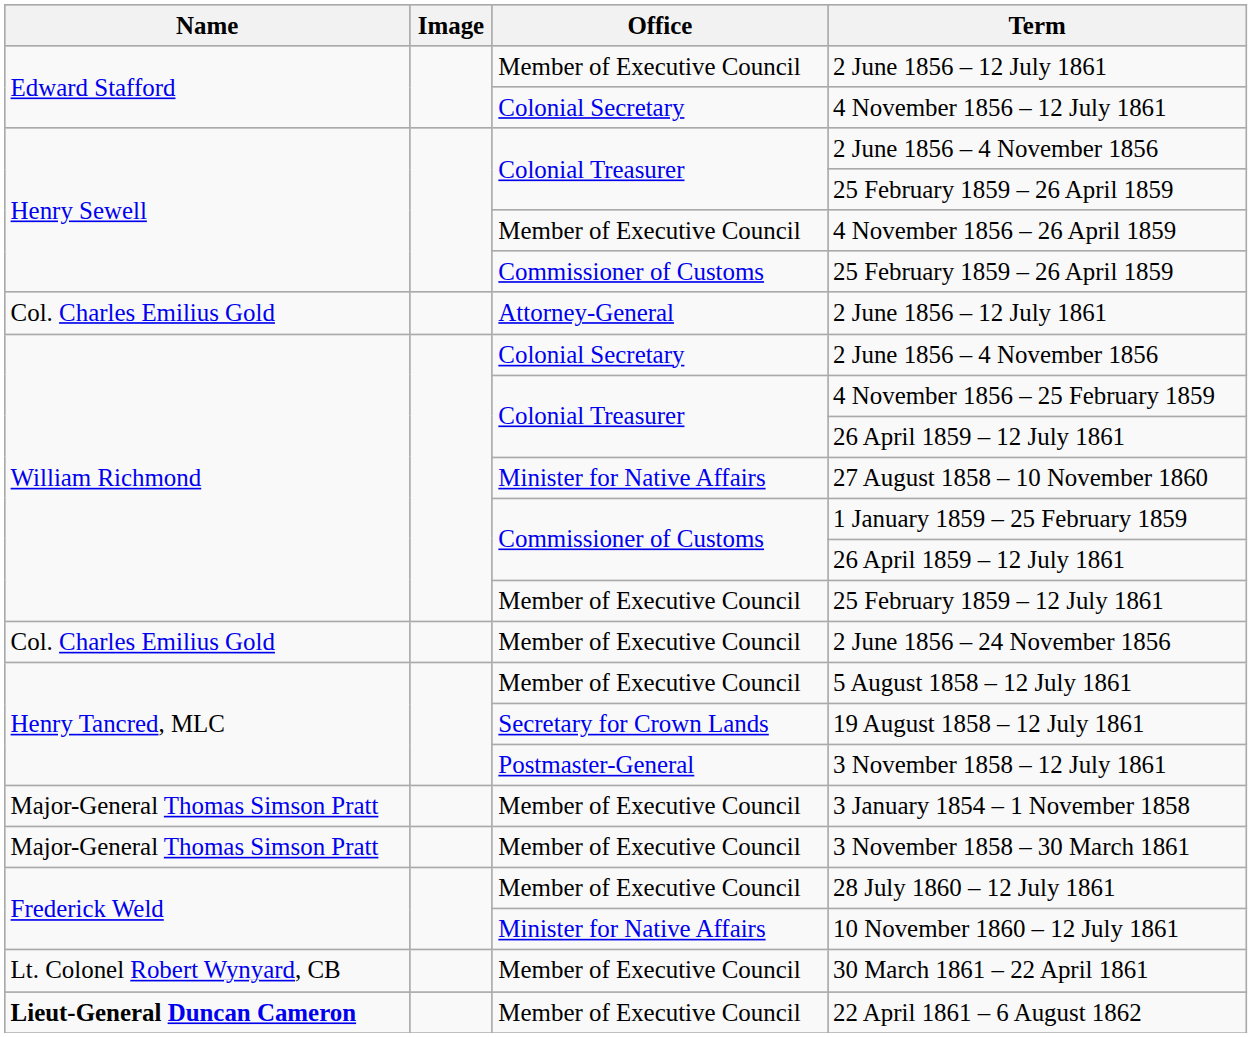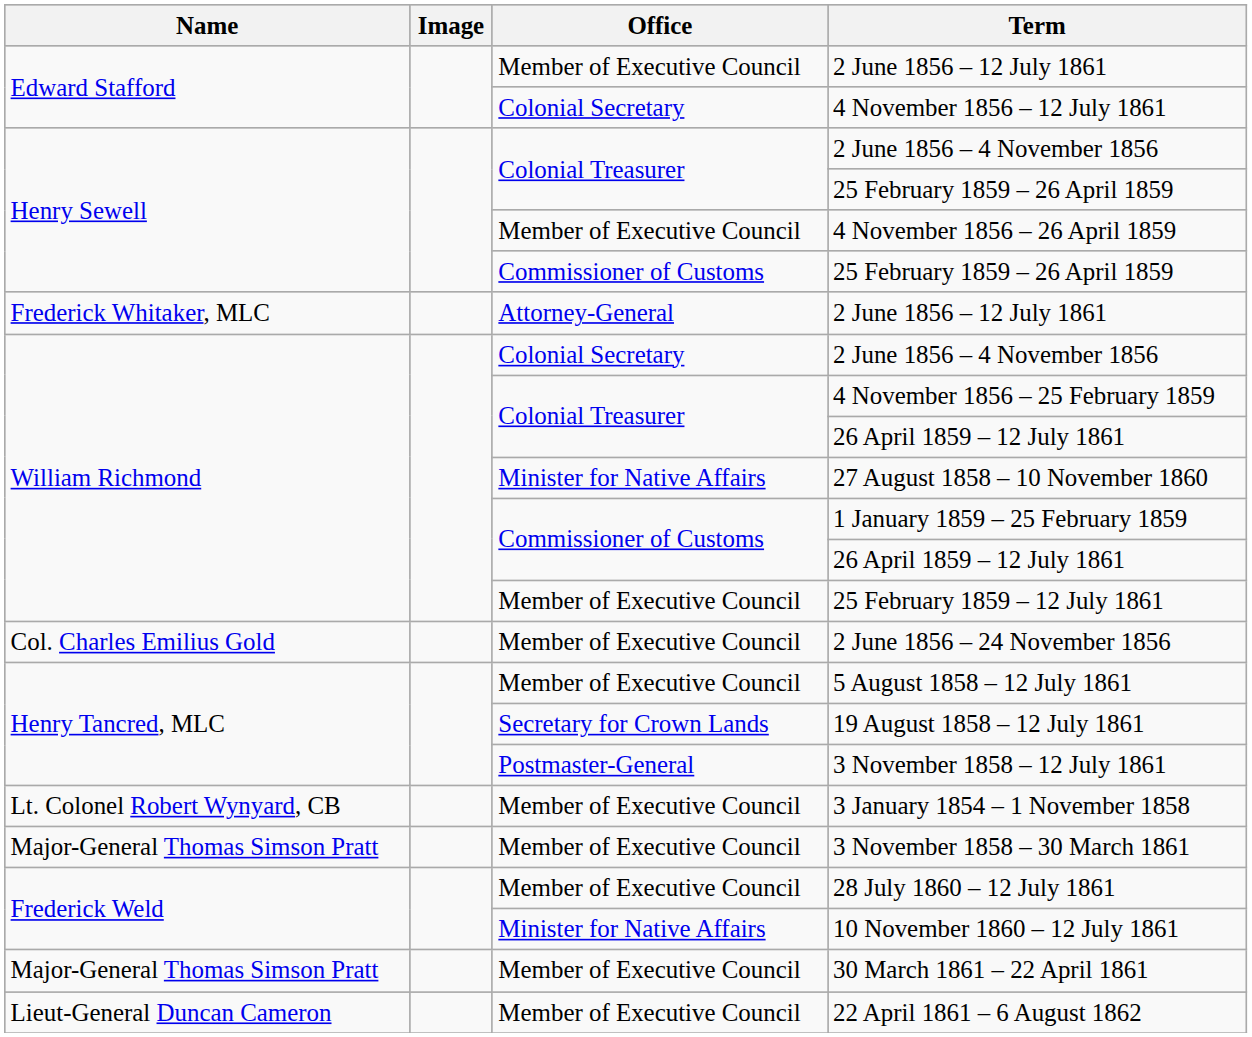(143, 312) Col. Charles Emilius Gold -> (140, 312) Frederick Whitaker, MLC
(194, 806) Major-General Thomas Simson Pratt -> (176, 806) Lt. Colonel Robert Wynyard, CB
(176, 970) Lt. Colonel Robert Wynyard, CB -> (194, 970) Major-General Thomas Simson Pratt
(183, 1011) bold -> (171, 1011) normal
